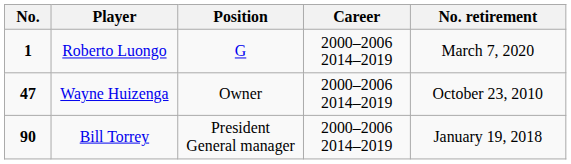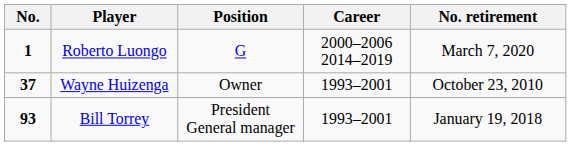(28, 94) 47 -> (28, 85) 37
(357, 94) 2000–2006 2014–2019 -> (357, 85) 1993–2001
(28, 136) 90 -> (28, 119) 93
(357, 136) 2000–2006 2014–2019 -> (357, 119) 1993–2001
